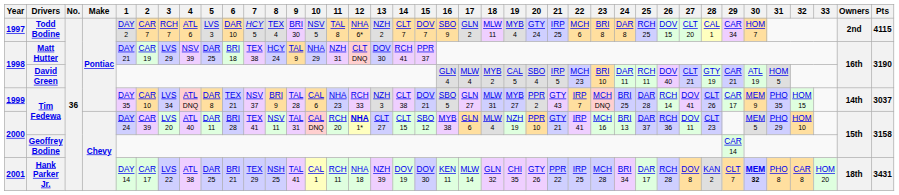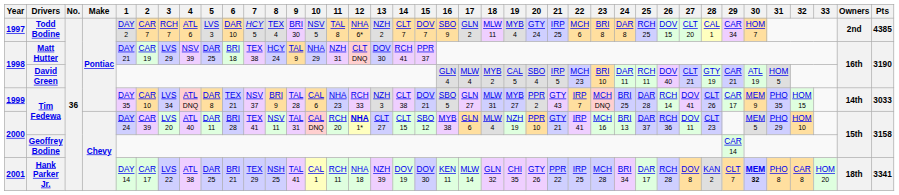(883, 30) 4115 -> (883, 30) 4385
(883, 100) 3037 -> (883, 100) 3033
(883, 174) 3431 -> (883, 174) 3341
